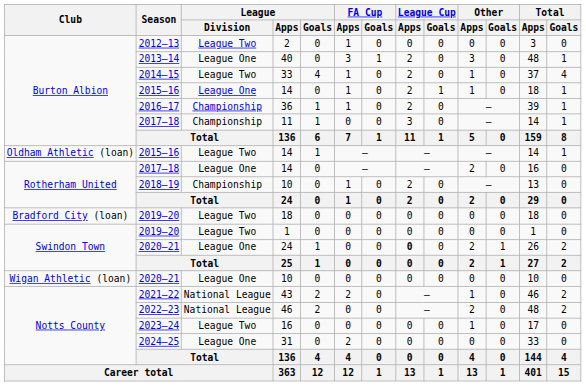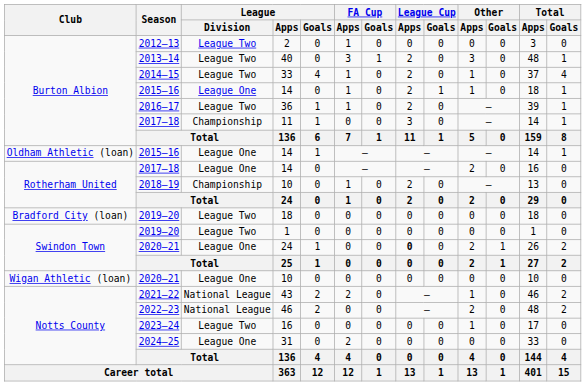(227, 59) League One -> (227, 59) League Two
(227, 106) Championship -> (227, 106) League Two
(227, 153) League Two -> (227, 153) League One
